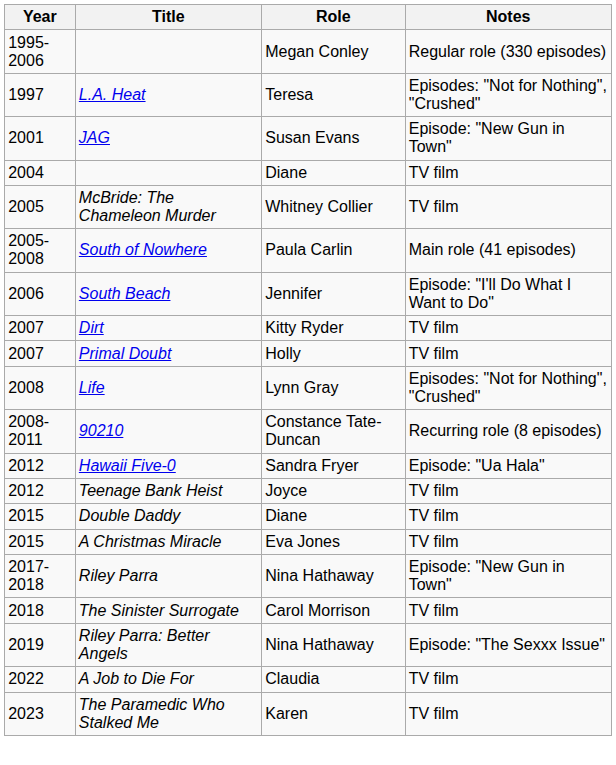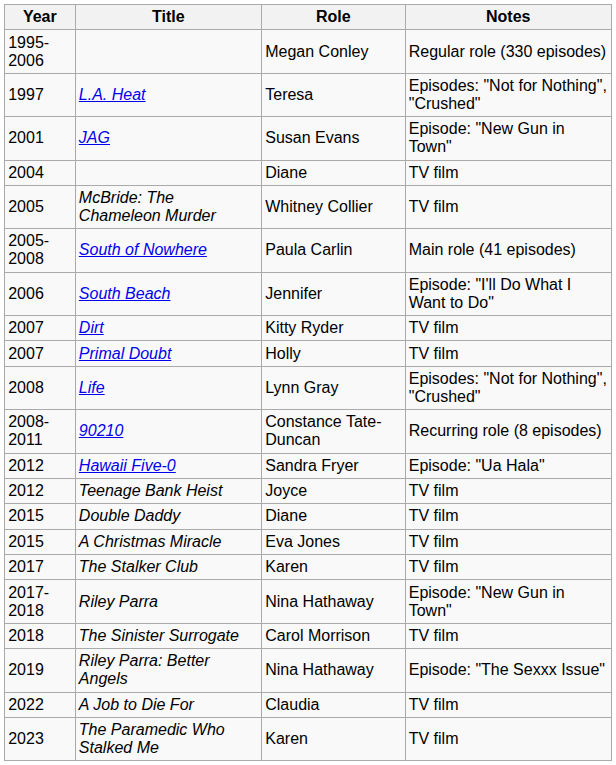+ row: (26, 567)
